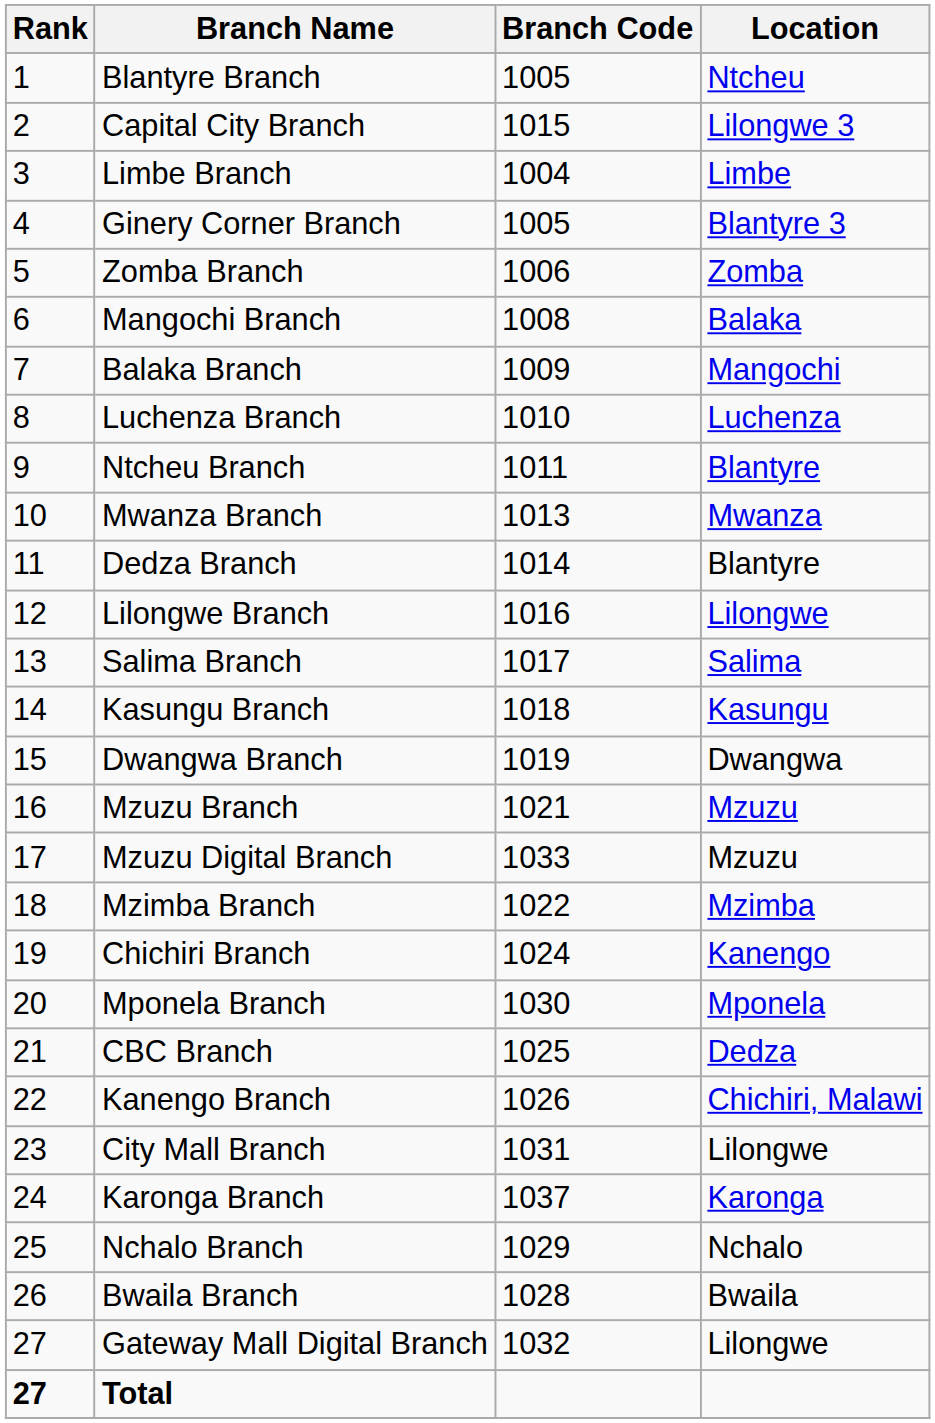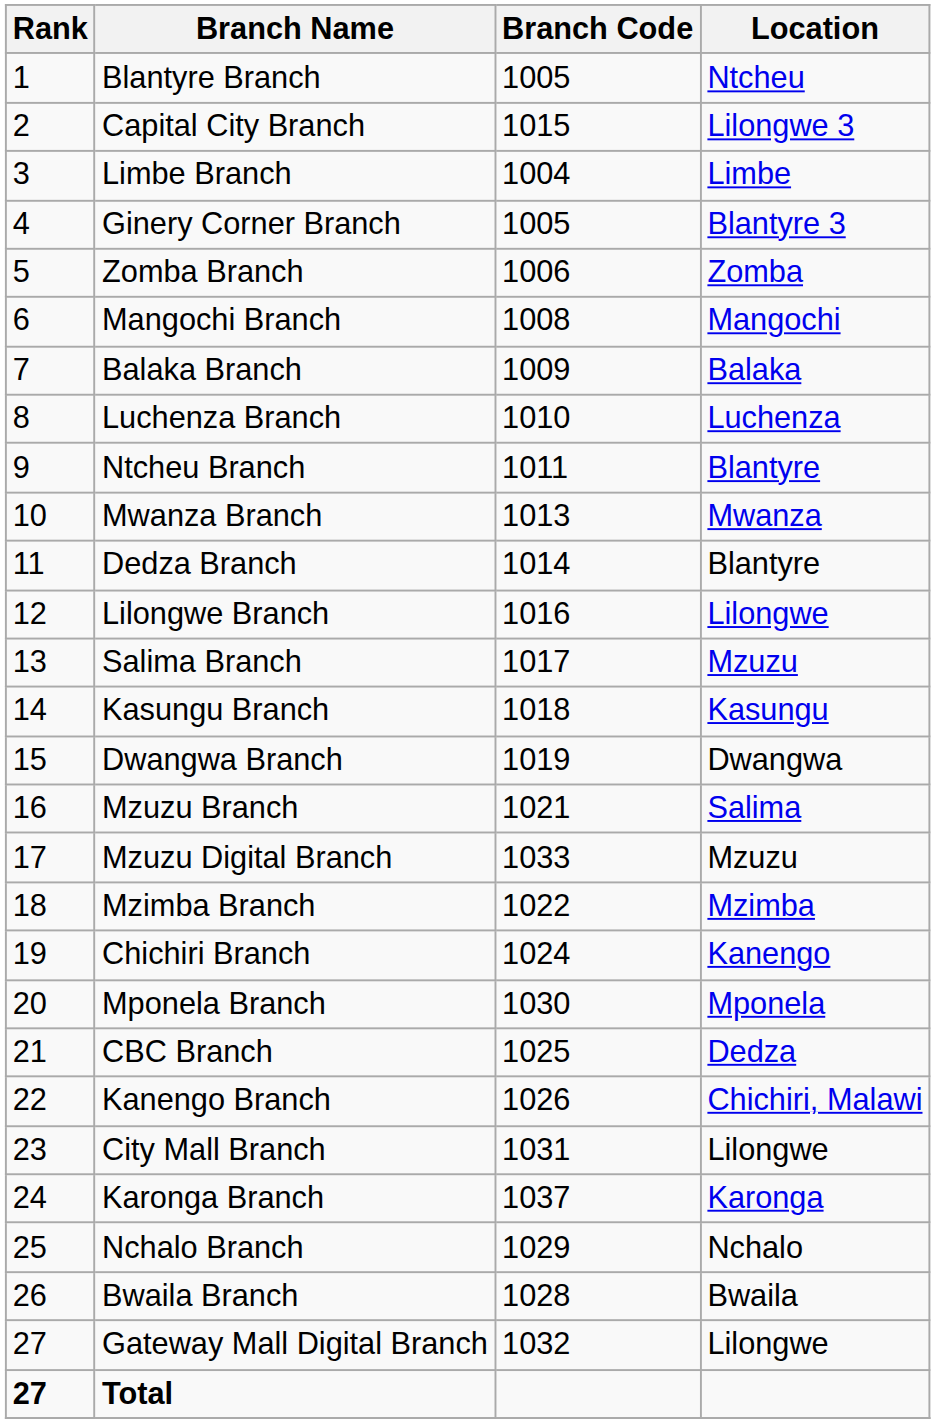(754, 321) Balaka -> (774, 321) Mangochi
(774, 369) Mangochi -> (754, 369) Balaka
(754, 662) Salima -> (753, 662) Mzuzu
(753, 808) Mzuzu -> (754, 808) Salima
